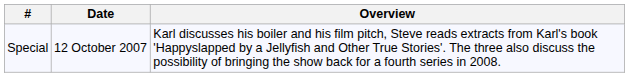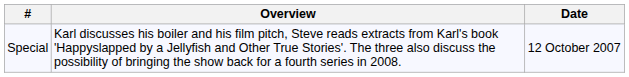columns swapped: (101, 14) <-> (387, 14)
